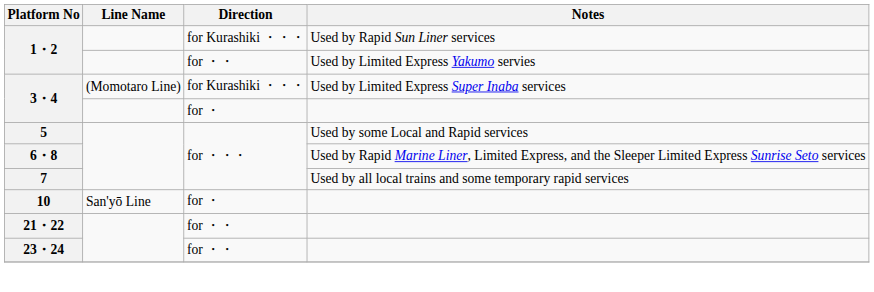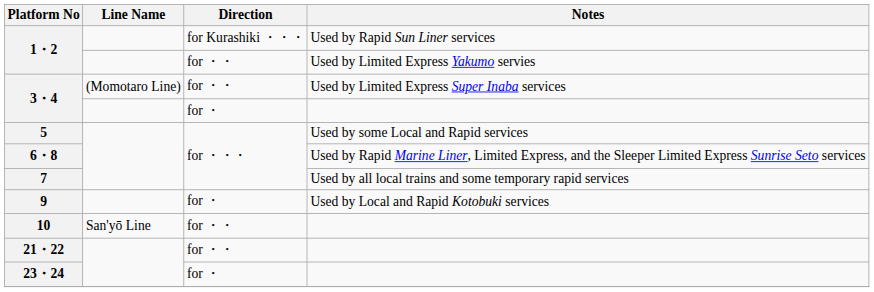(246, 85) for Kurashiki ・・・ -> (210, 85) for ・・
+ row: (44, 201)
(203, 201) for ・ -> (210, 225) for ・・
(210, 249) for ・・ -> (203, 273) for ・
